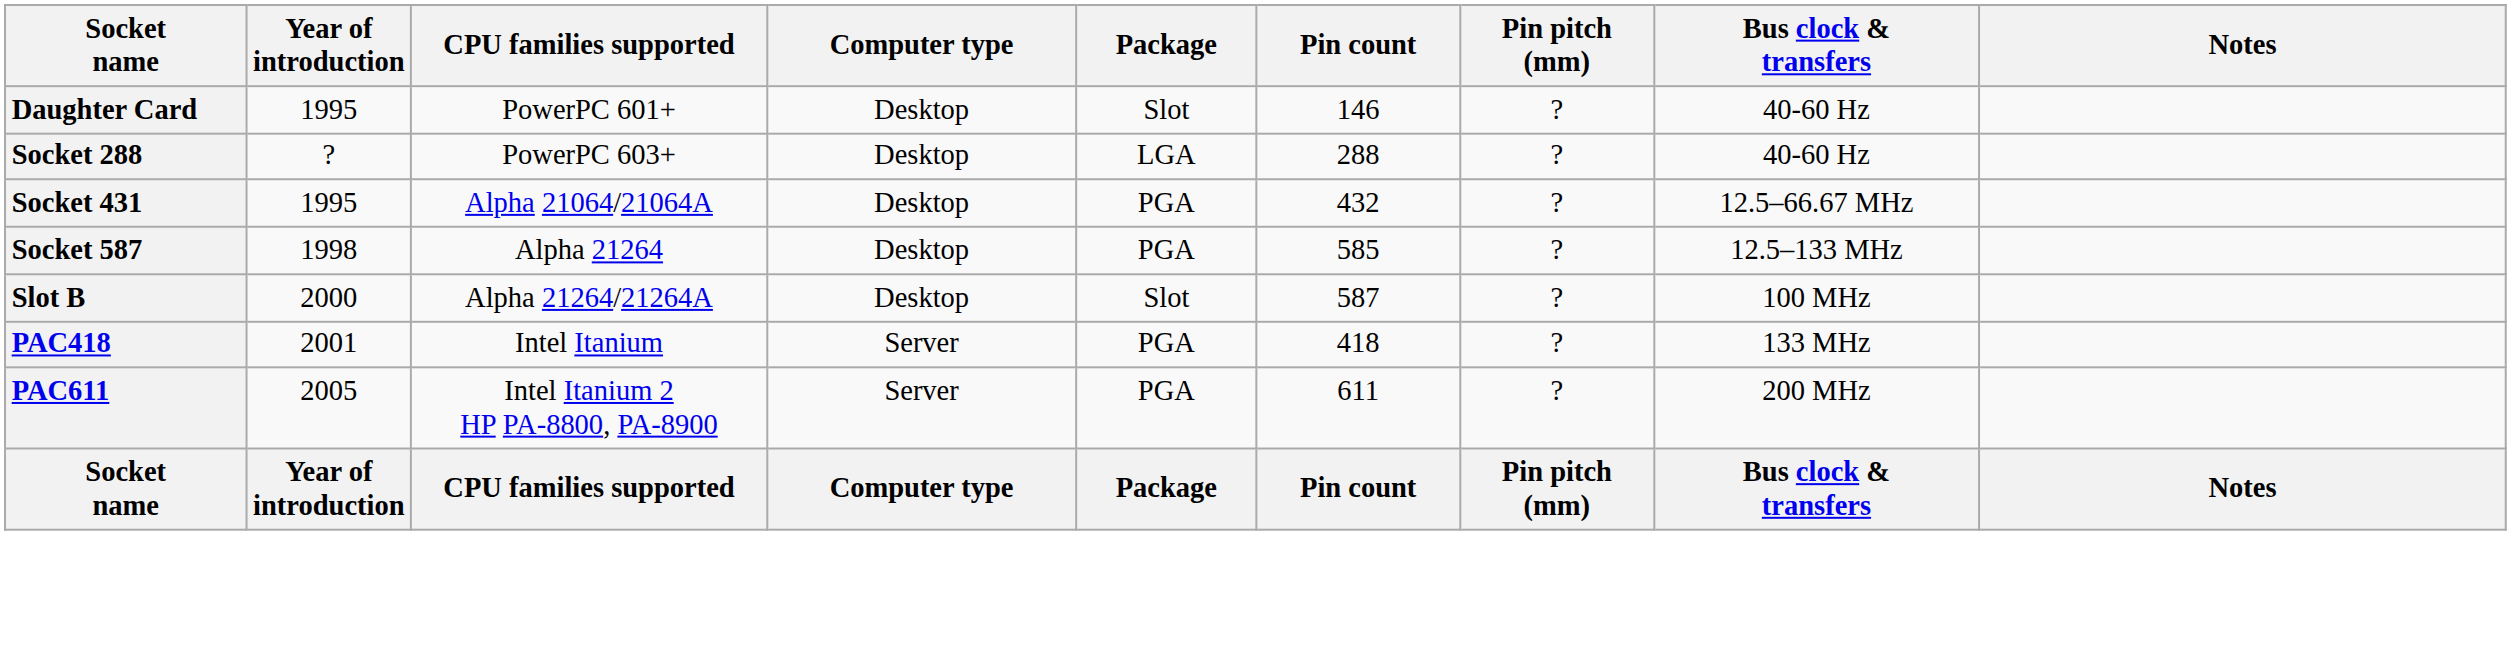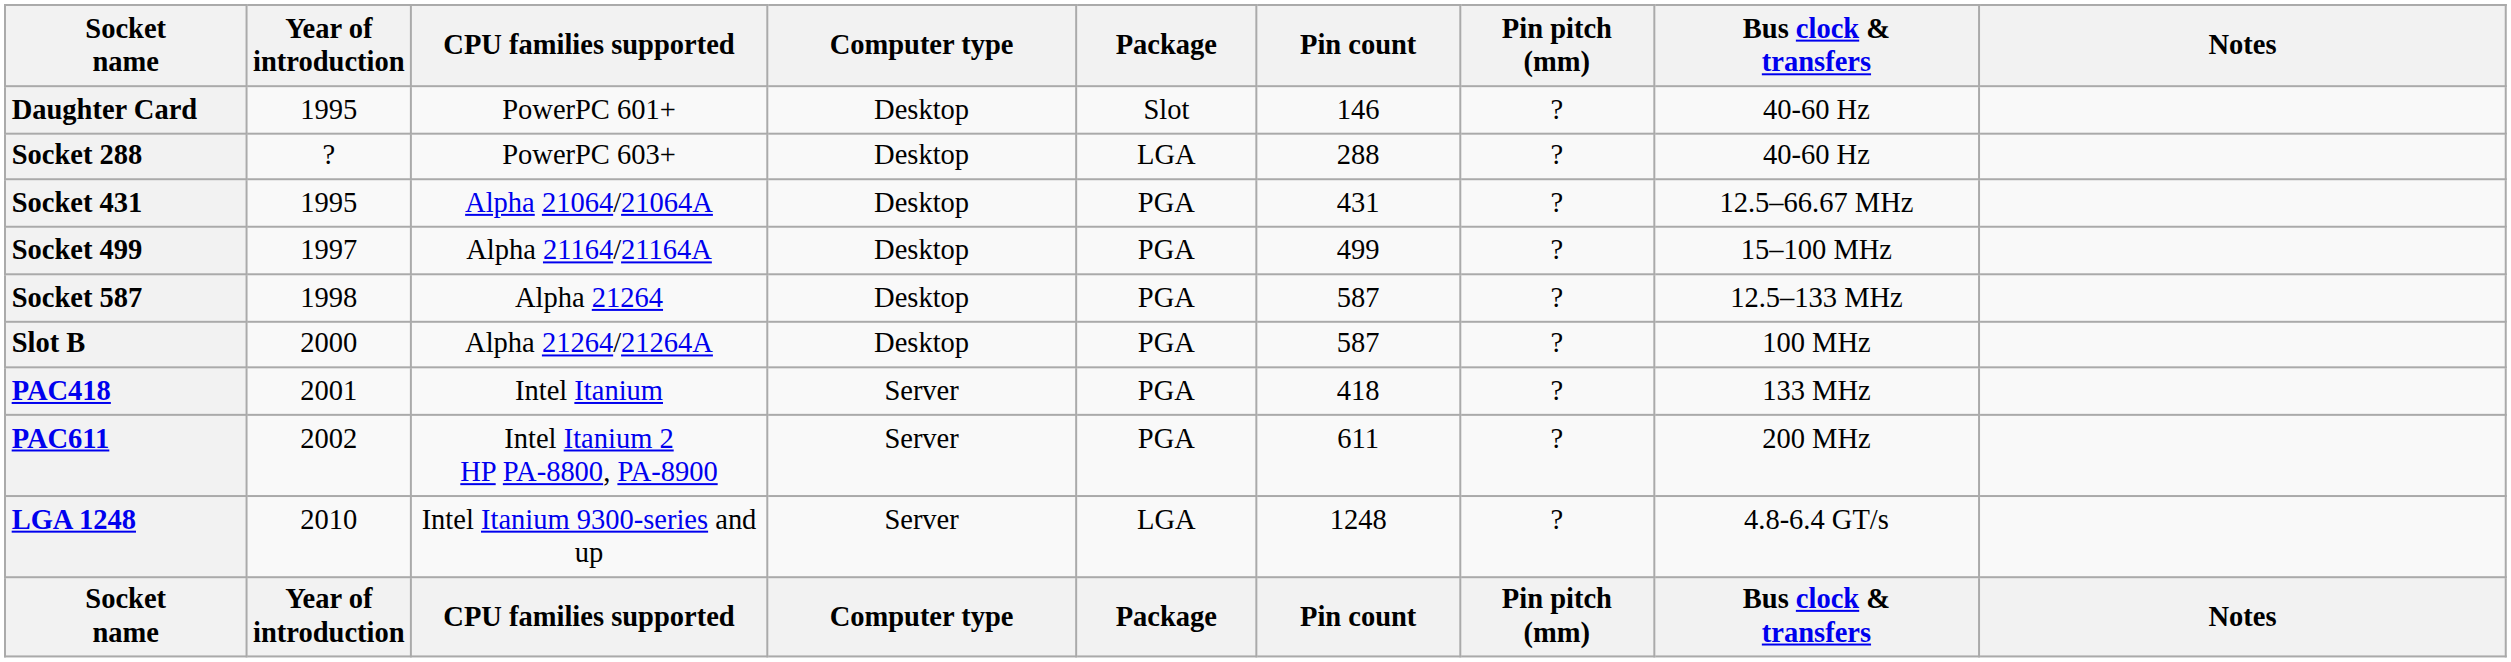(1358, 203) 432 -> (1358, 203) 431
+ row: (77, 250)
(1358, 250) 585 -> (1358, 297) 587
(1166, 297) Slot -> (1166, 344) PGA
(329, 391) 2005 -> (329, 438) 2002
+ row: (74, 518)
